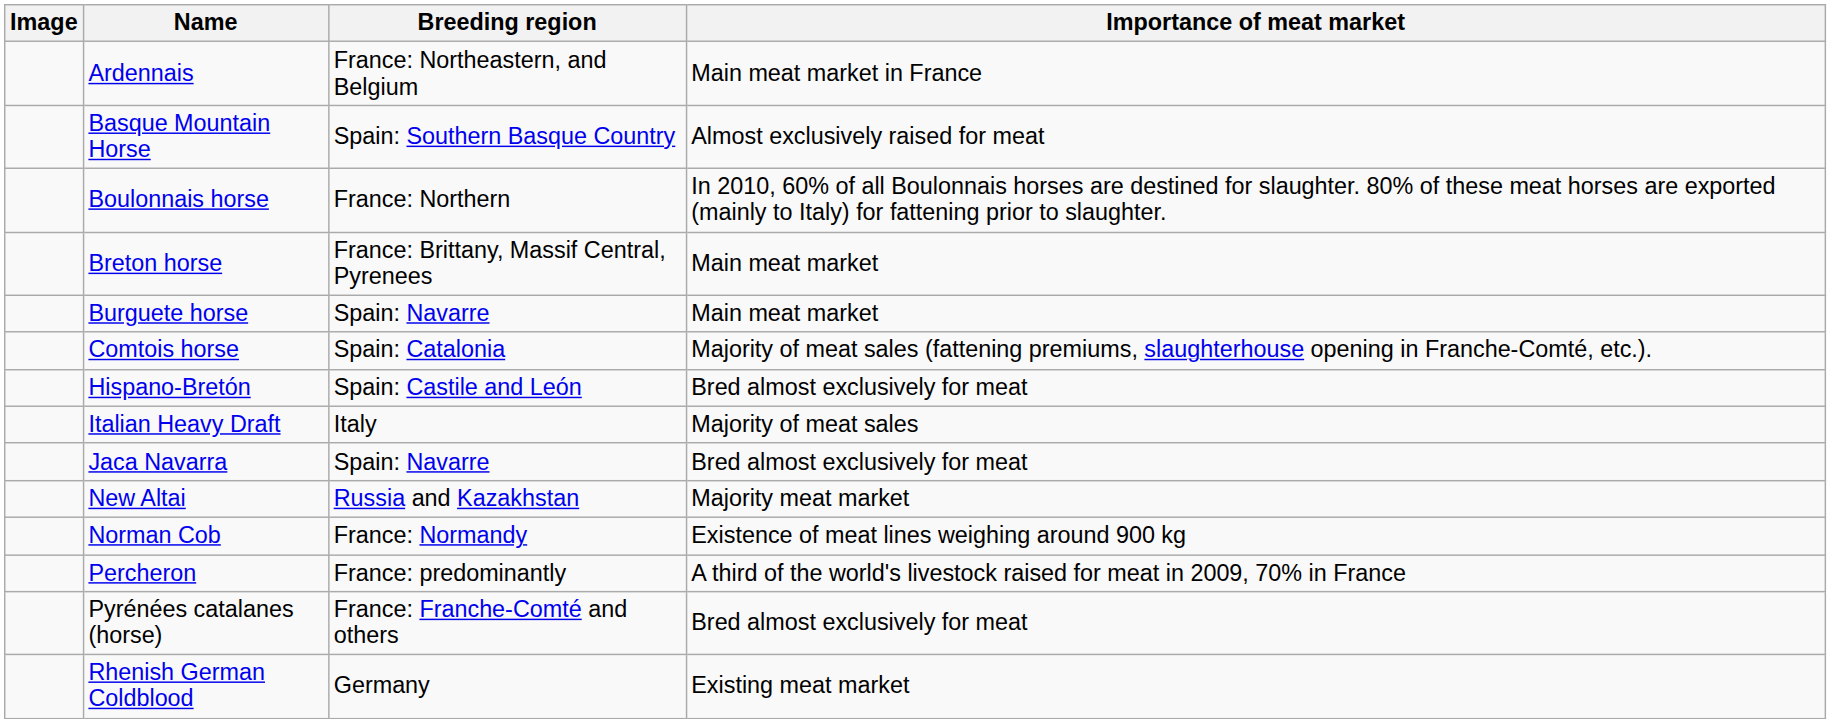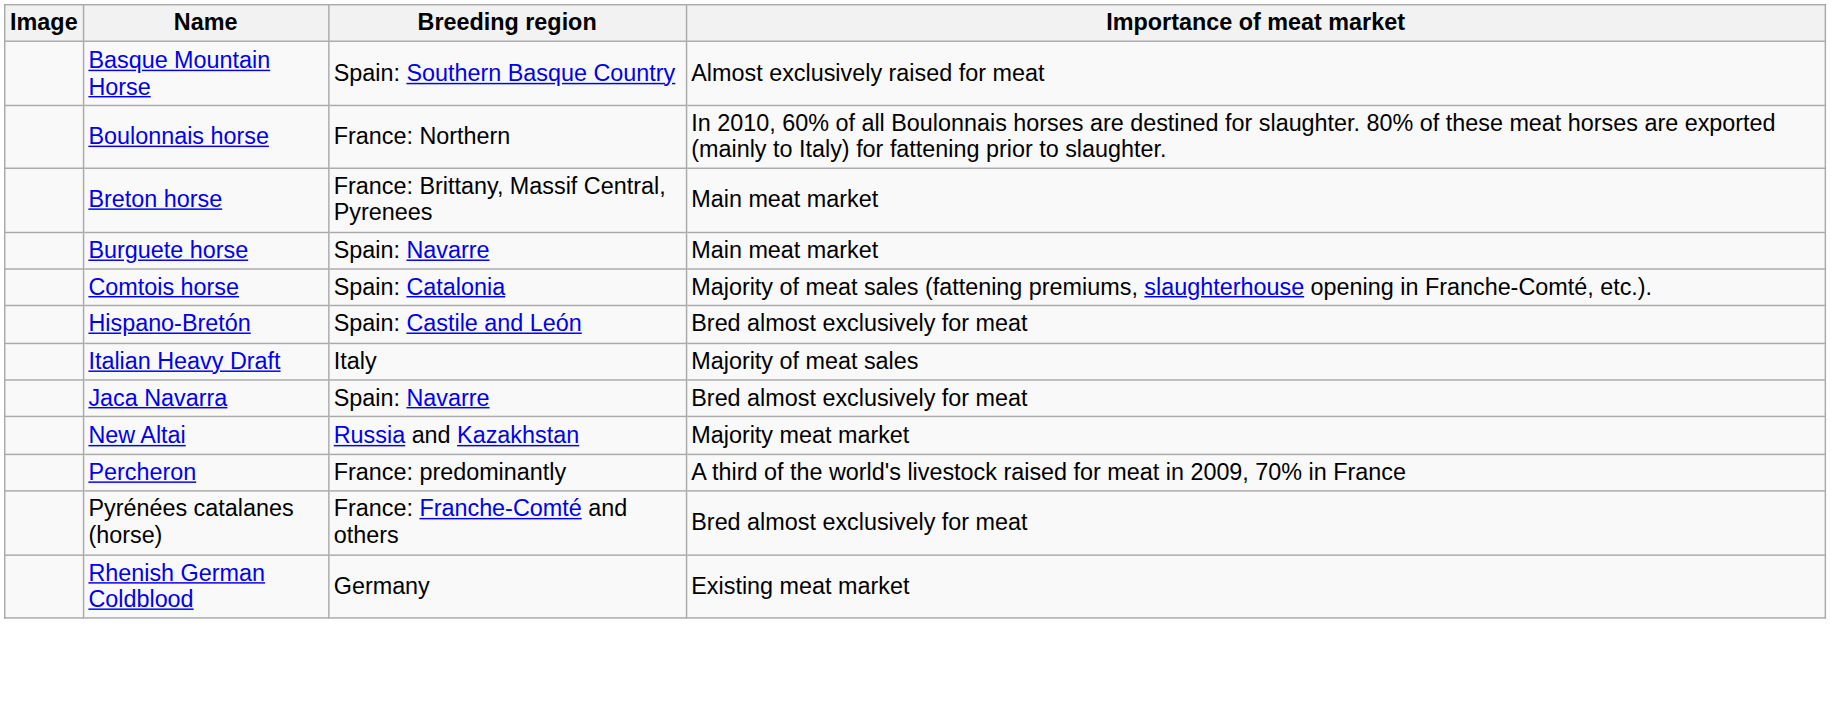- row: (141, 73)
- row: (155, 535)
